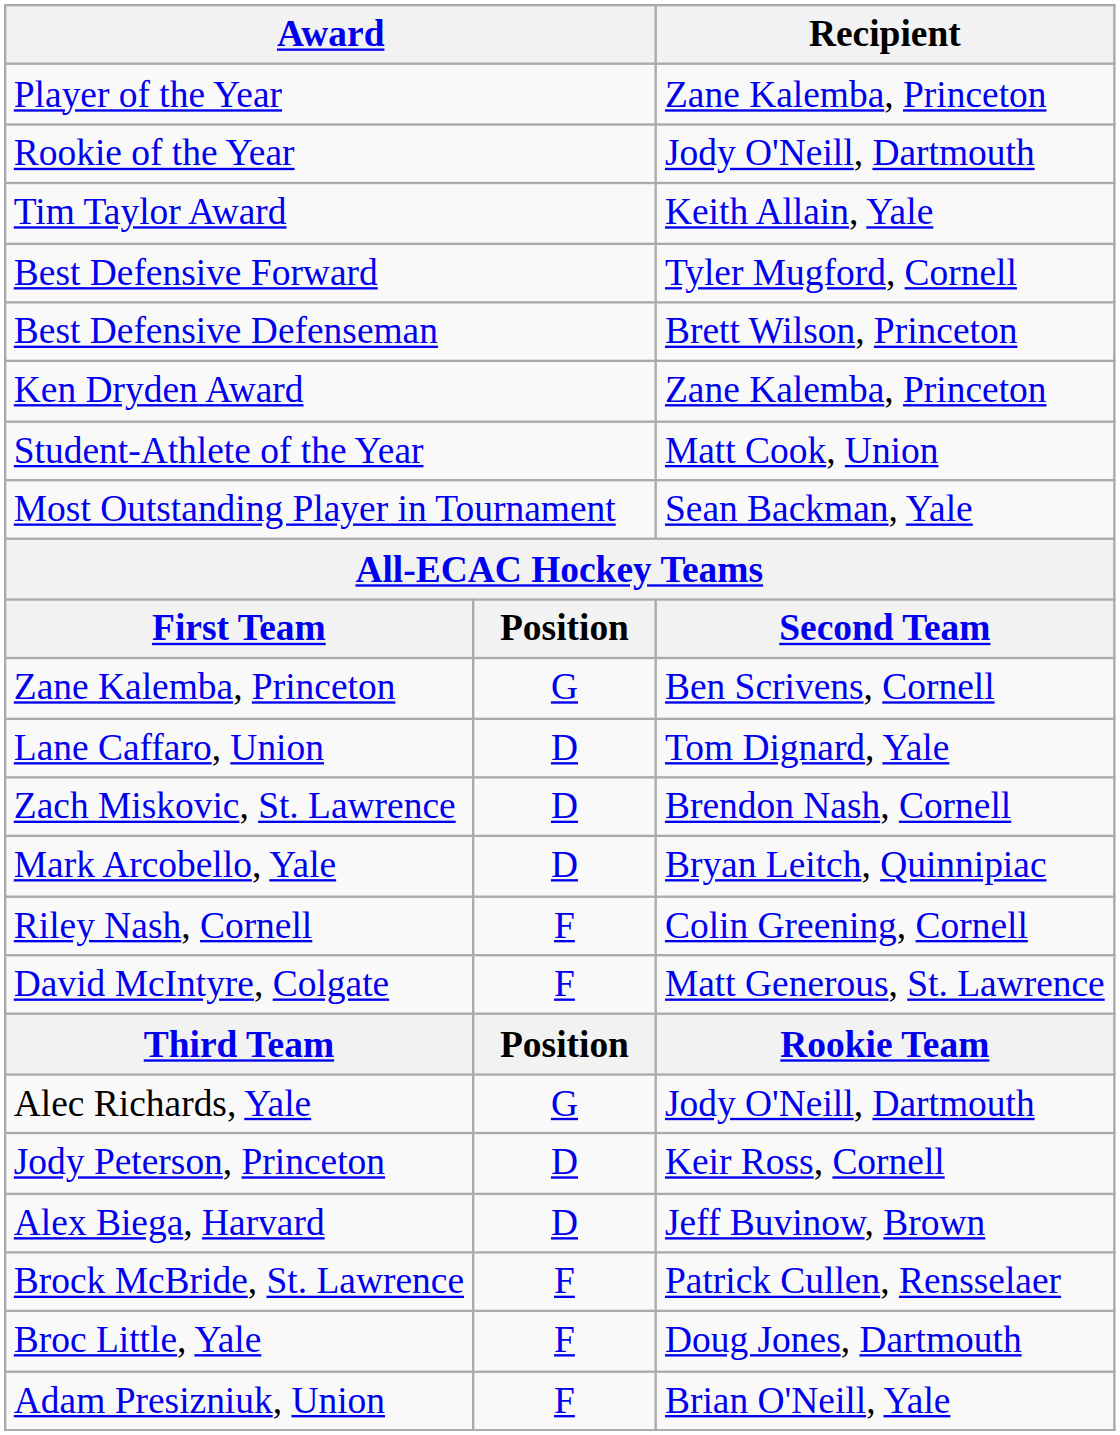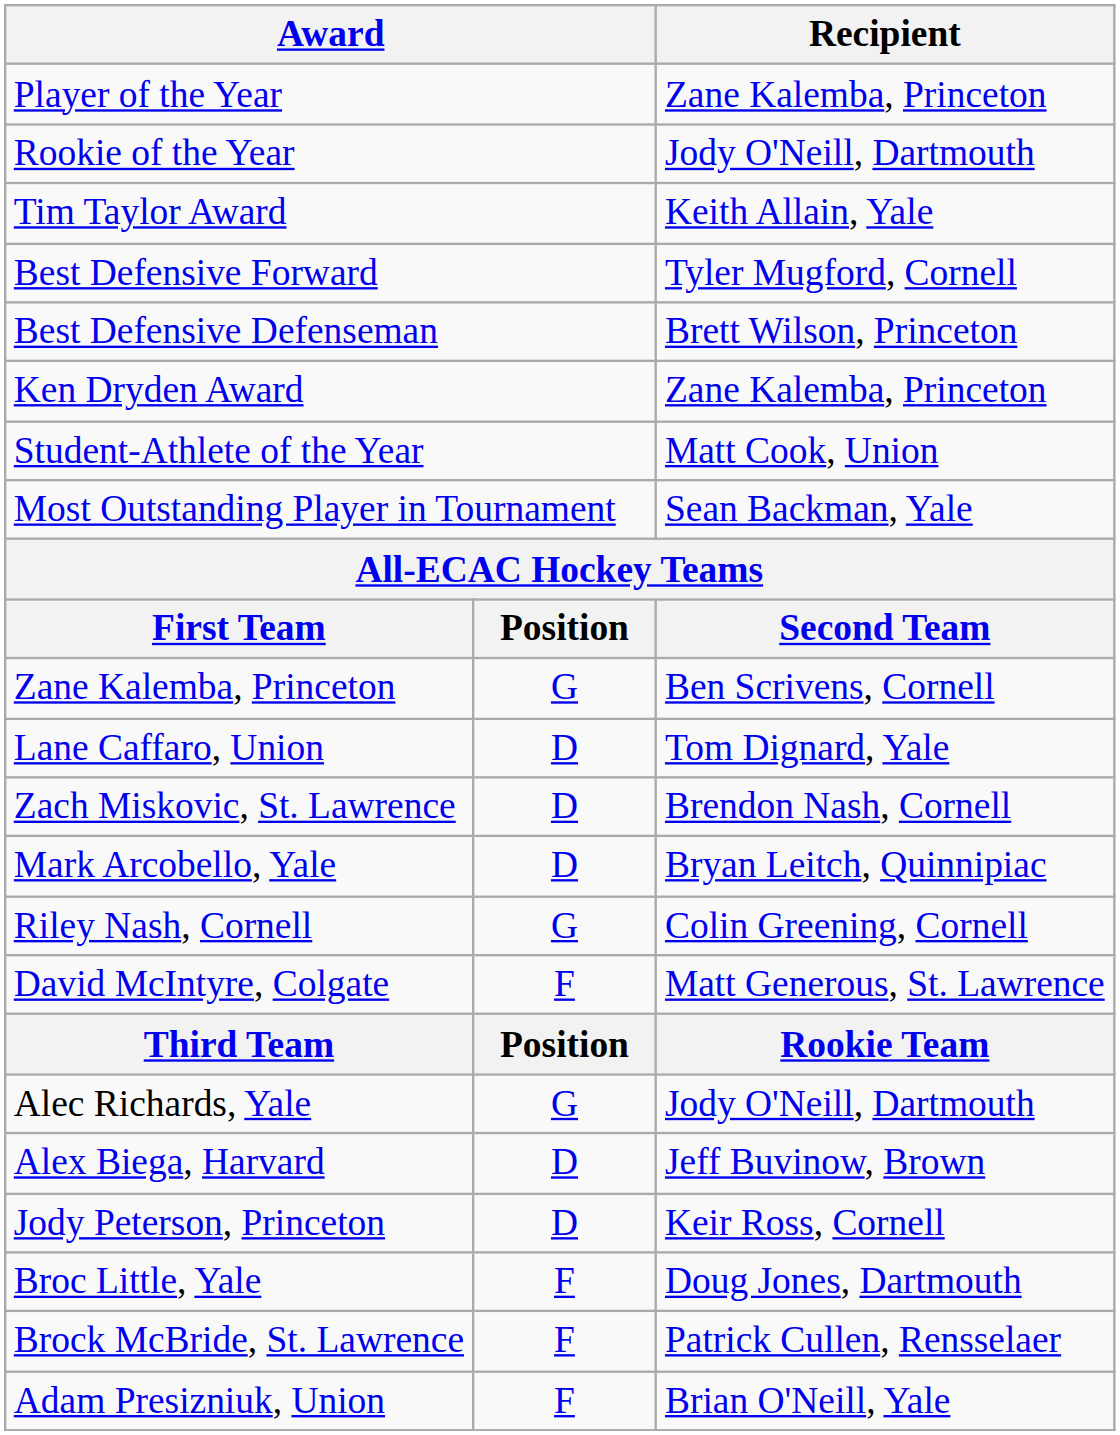(564, 924) F -> (564, 924) G
rows swapped: (169, 1221) <-> (199, 1162)
rows swapped: (239, 1281) <-> (138, 1340)
